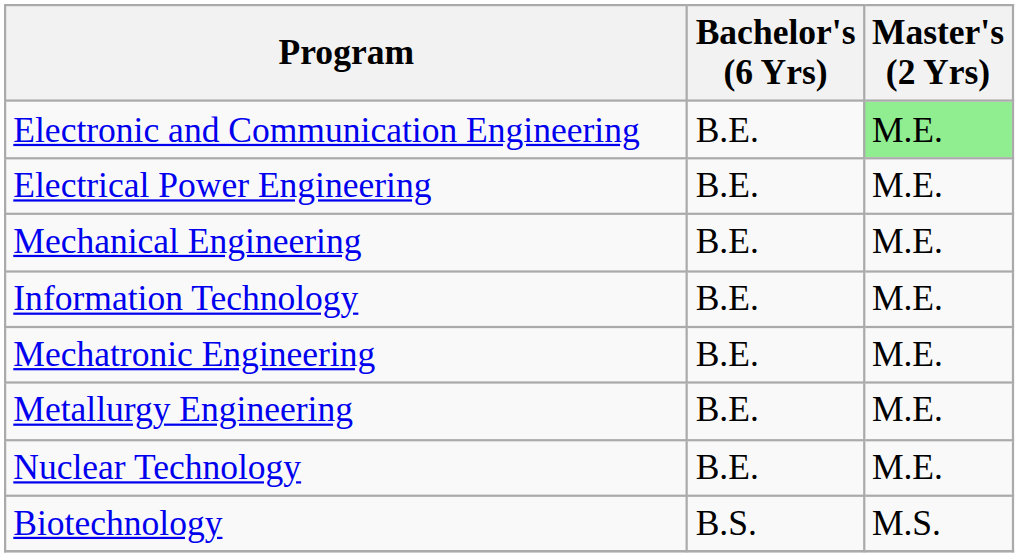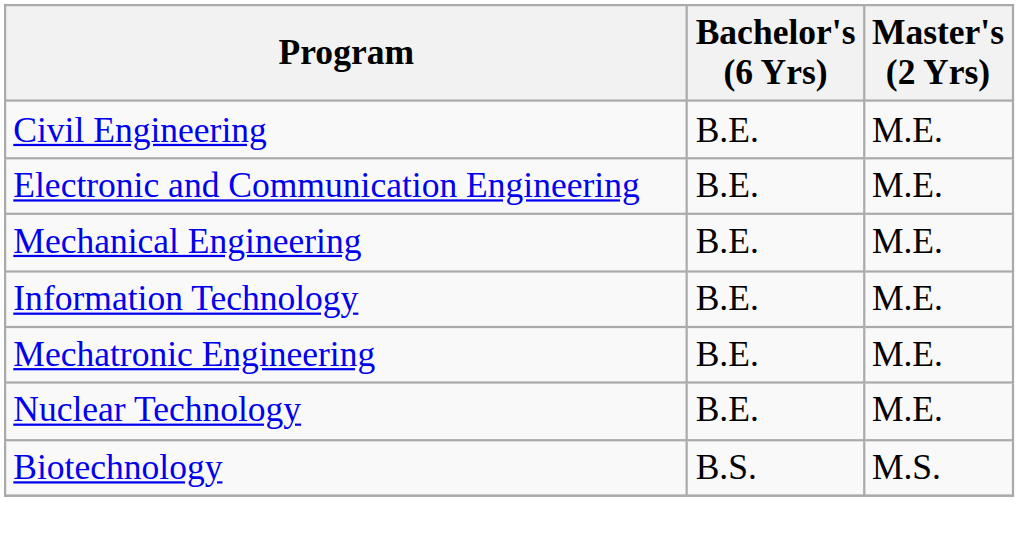+ row: (140, 128)
(907, 128) lightgreen background -> (907, 185) no background
- row: (222, 185)
- row: (183, 410)
